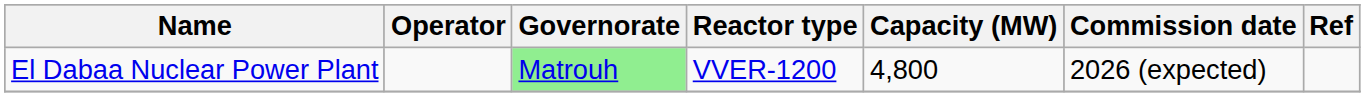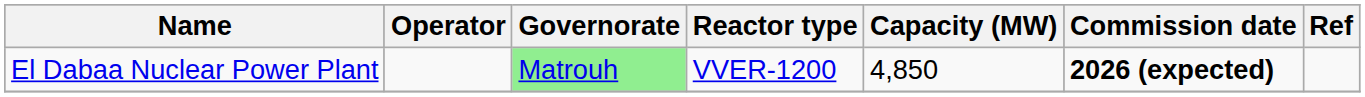(904, 69) 4,800 -> (904, 69) 4,850
(1168, 69) normal -> (1172, 69) bold
